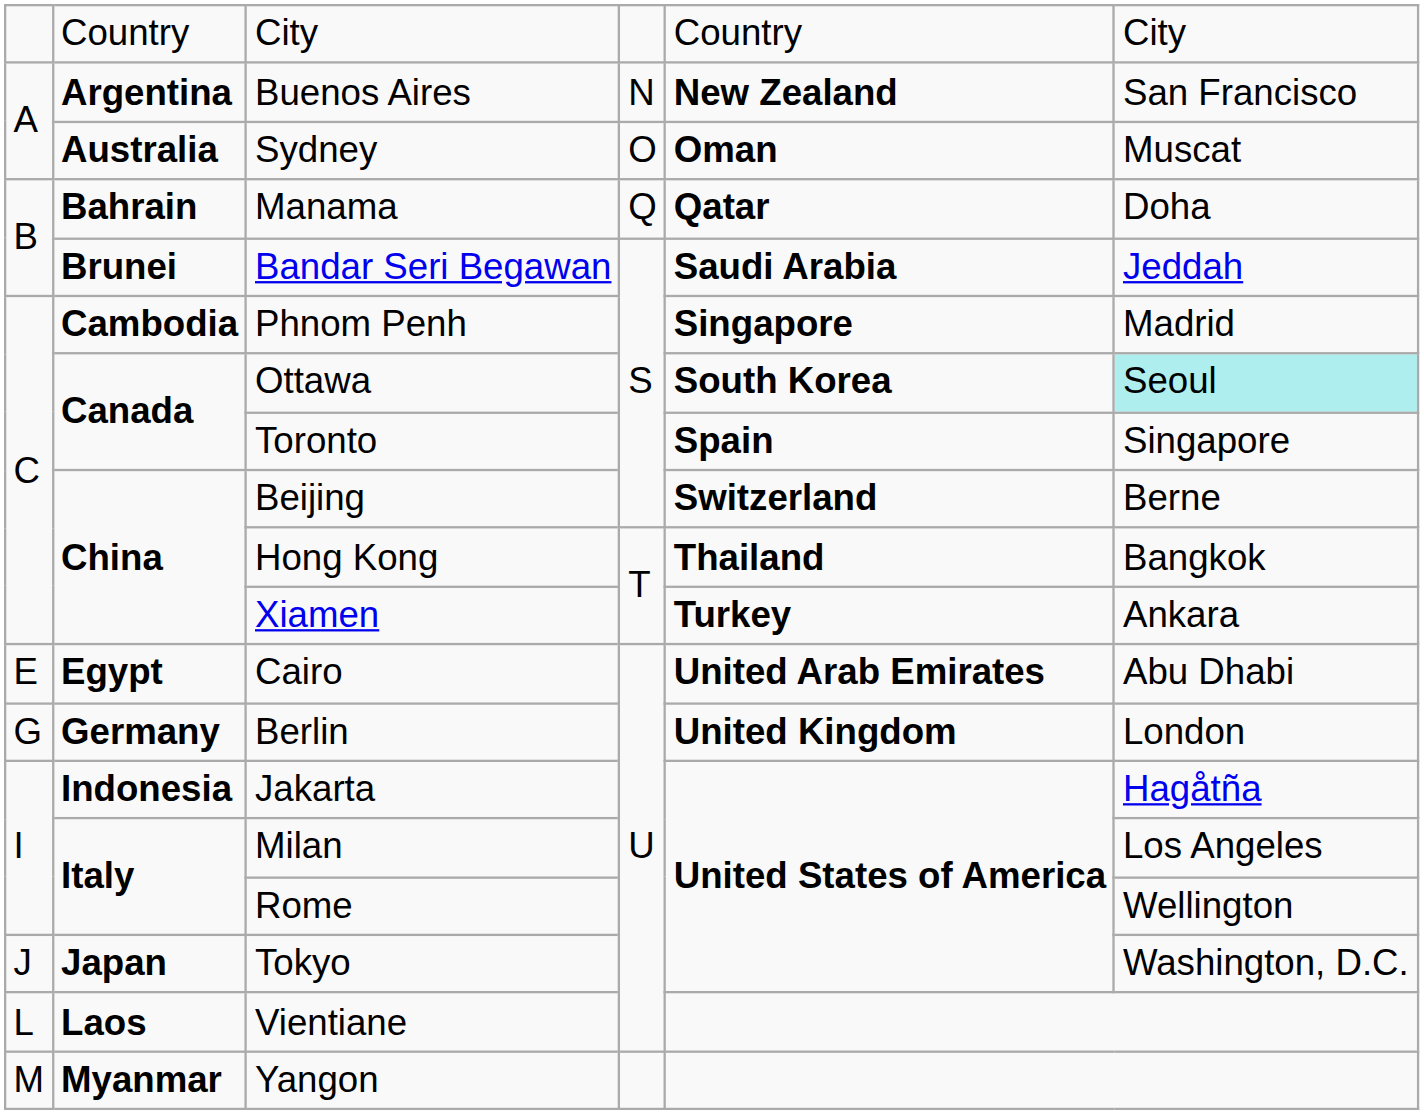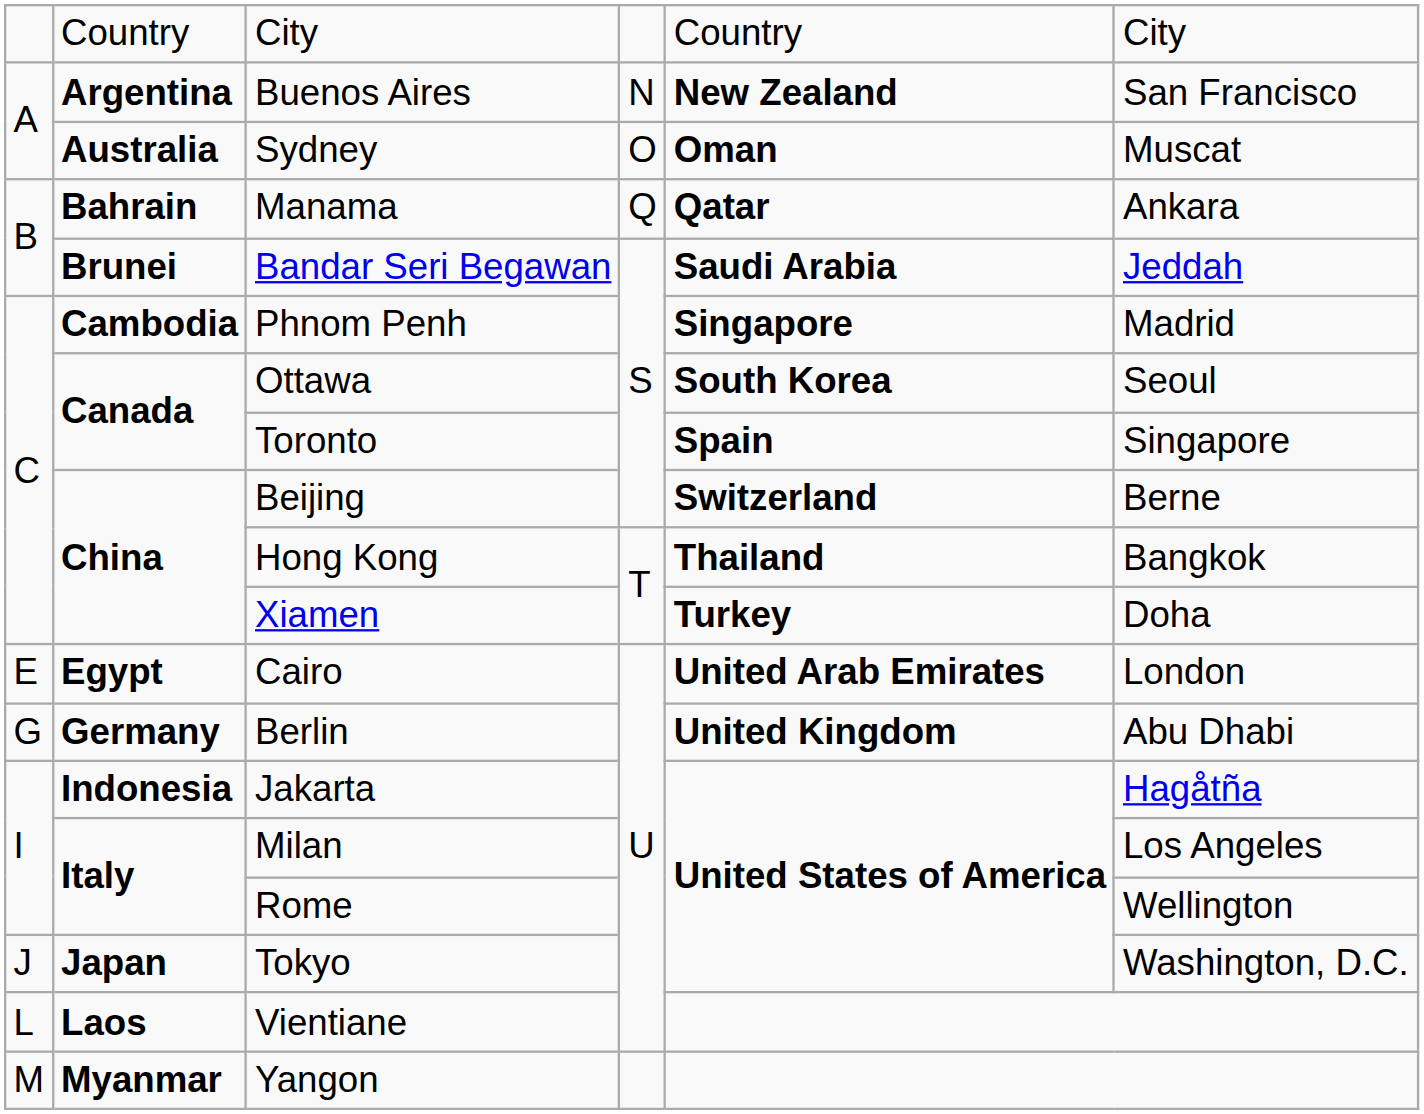(1167, 207) Doha -> (1181, 207) Ankara
(1170, 382) paleturquoise background -> (1170, 382) no background
(1181, 614) Ankara -> (1167, 614) Doha
(1209, 672) Abu Dhabi -> (1184, 672) London
(1184, 730) London -> (1209, 730) Abu Dhabi
